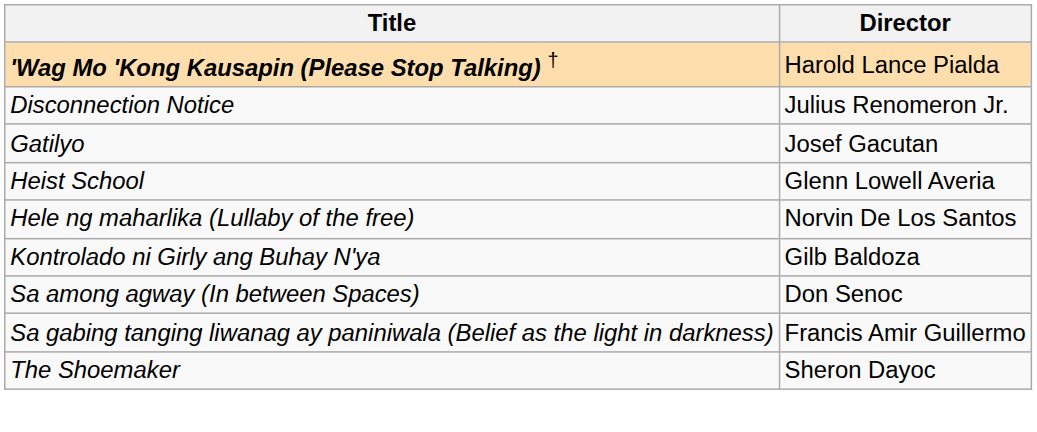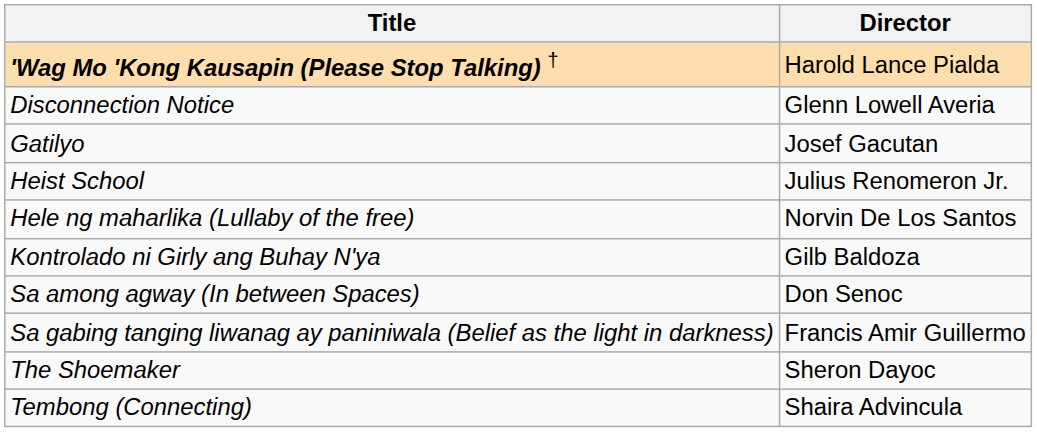(897, 105) Julius Renomeron Jr. -> (890, 105) Glenn Lowell Averia
(890, 181) Glenn Lowell Averia -> (897, 181) Julius Renomeron Jr.
+ row: (131, 407)
